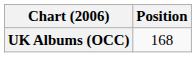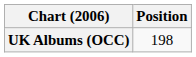(162, 39) 168 -> (162, 39) 198
